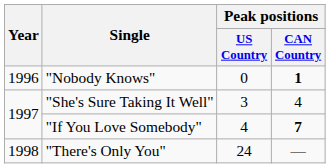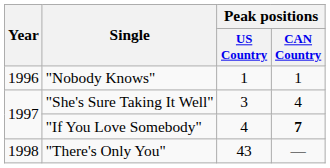(244, 77) 0 -> (244, 77) 1
(298, 77) bold -> (298, 77) normal
(244, 150) 24 -> (244, 150) 43
